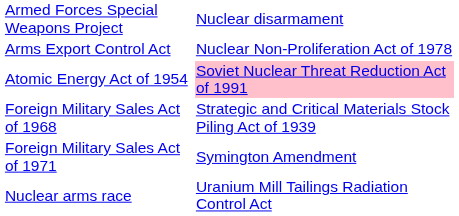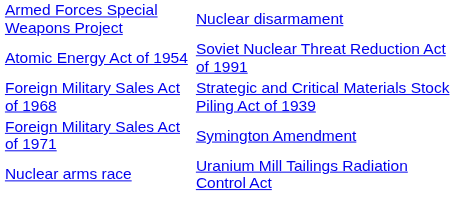- row: (88, 49)
(321, 79) pink background -> (321, 58) no background
